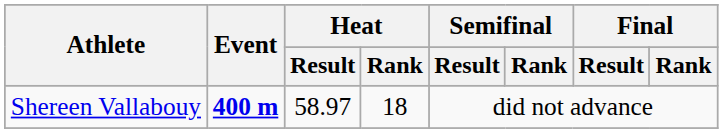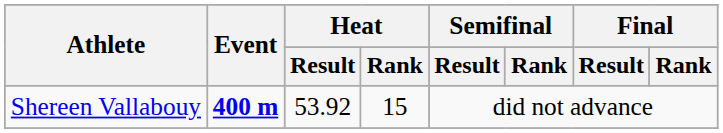(323, 107) 58.97 -> (323, 107) 53.92
(395, 107) 18 -> (395, 107) 15
